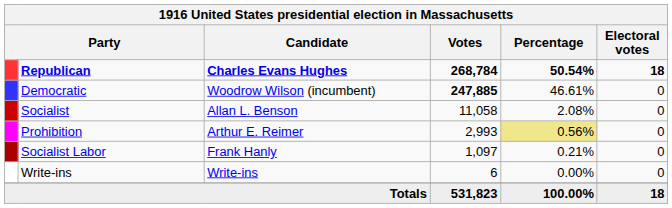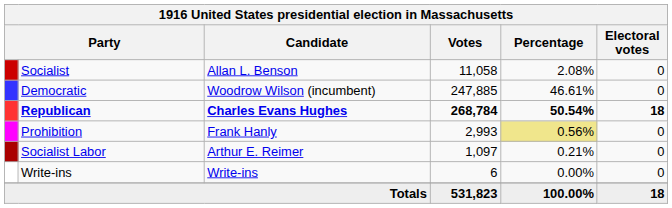rows swapped: (56, 70) <-> (45, 111)
(474, 91) bold -> (474, 91) normal
(255, 132) Arthur E. Reimer -> (242, 132) Frank Hanly
(242, 152) Frank Hanly -> (255, 152) Arthur E. Reimer
